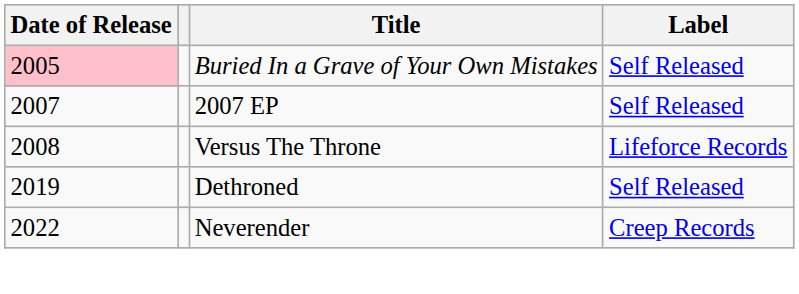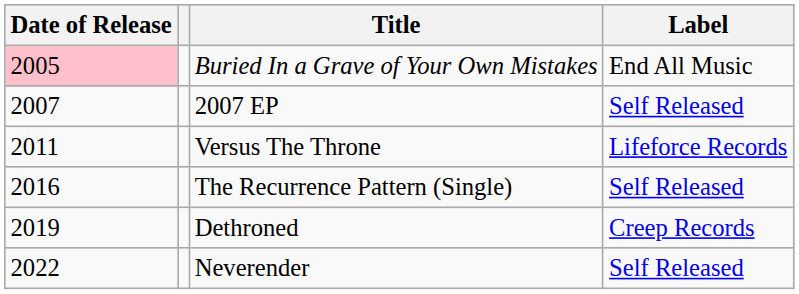(676, 65) Self Released -> (681, 65) End All Music
(35, 146) 2008 -> (35, 146) 2011
+ row: (353, 187)
(676, 187) Self Released -> (682, 227) Creep Records
(682, 227) Creep Records -> (676, 268) Self Released
